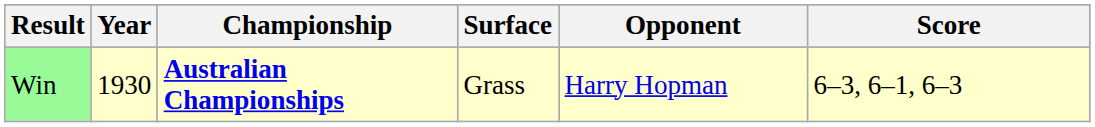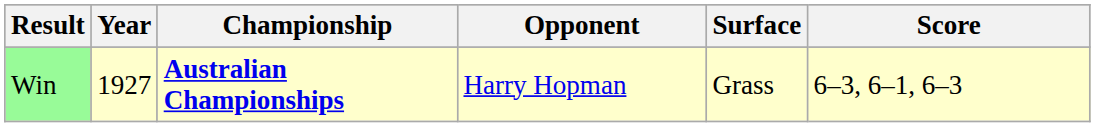columns swapped: (508, 25) <-> (683, 25)
(124, 84) 1930 -> (124, 84) 1927
